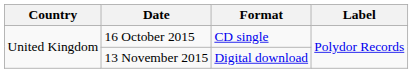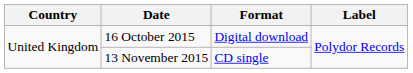(241, 36) CD single -> (261, 36) Digital download
(261, 57) Digital download -> (241, 57) CD single
